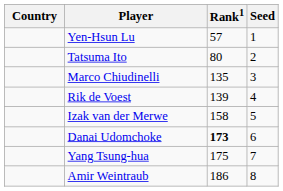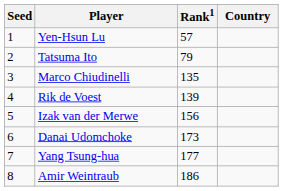columns swapped: (35, 16) <-> (262, 16)
(216, 57) 80 -> (186, 57) 79
(219, 116) 158 -> (190, 116) 156
(219, 136) bold -> (190, 136) normal
(219, 156) 175 -> (190, 156) 177
